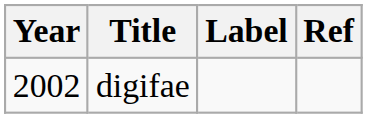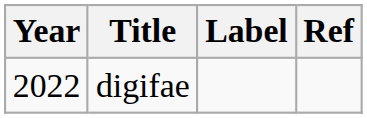(47, 84) 2002 -> (47, 84) 2022
